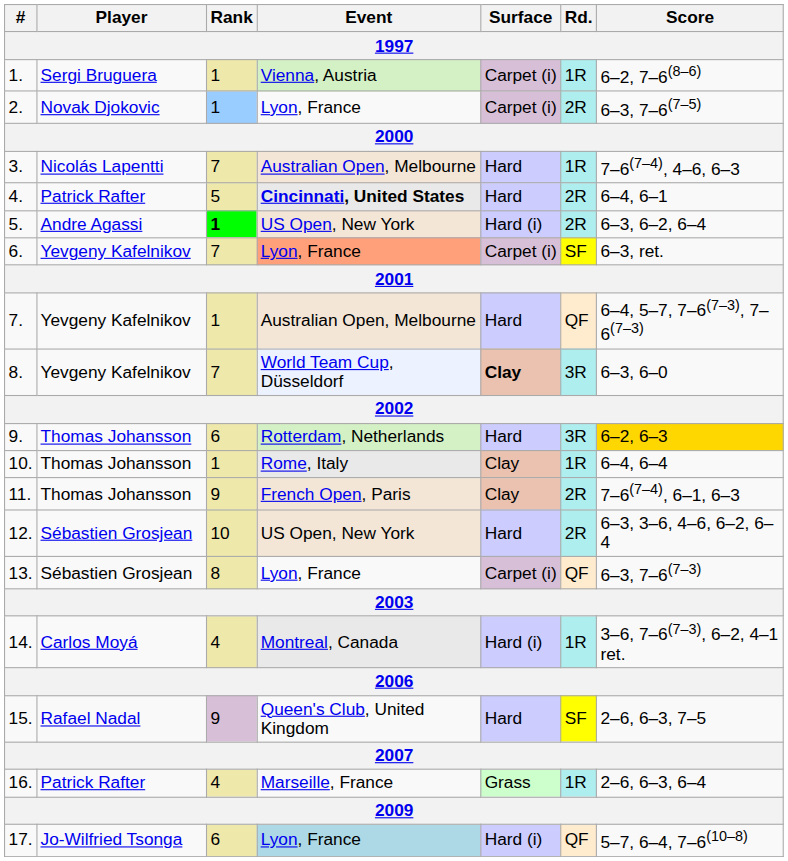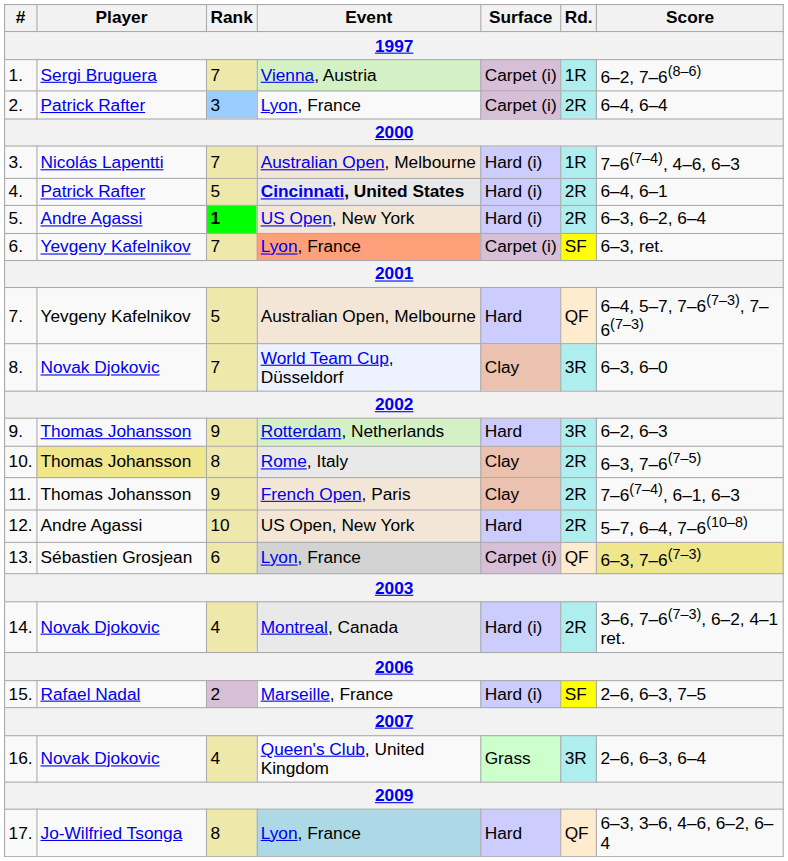(215, 75) 1 -> (215, 75) 7
(100, 107) Novak Djokovic -> (93, 105) Patrick Rafter
(215, 107) 1 -> (215, 105) 3
(651, 107) 6–3, 7–6(7–5) -> (634, 105) 6–4, 6–4
(503, 166) Hard -> (513, 162) Hard (i)
(503, 196) Hard -> (513, 191) Hard (i)
(215, 320) 1 -> (215, 315) 5
(116, 372) Yevgeny Kafelnikov -> (100, 367) Novak Djokovic
(503, 372) bold -> (502, 367) normal
(215, 436) 6 -> (215, 432) 9
(634, 436) gold background -> (634, 432) no background
(116, 464) no background -> (116, 461) khaki background
(215, 464) 1 -> (215, 461) 8
(576, 464) 1R -> (576, 461) 2R
(634, 464) 6–4, 6–4 -> (651, 461) 6–3, 7–6(7–5)
(116, 533) Sébastien Grosjean -> (91, 525) Andre Agassi
(687, 533) 6–3, 3–6, 4–6, 6–2, 6–4 -> (674, 525) 5–7, 6–4, 7–6(10–8)
(215, 572) 8 -> (215, 558) 6
(311, 572) no background -> (311, 558) lightgrey background
(651, 572) no background -> (651, 558) khaki background
(89, 641) Carlos Moyá -> (100, 627) Novak Djokovic
(576, 641) 1R -> (576, 627) 2R
(215, 718) 9 -> (215, 694) 2
(343, 718) Queen's Club, United Kingdom -> (327, 694) Marseille, France
(503, 718) Hard -> (513, 694) Hard (i)
(93, 783) Patrick Rafter -> (100, 758) Novak Djokovic
(327, 783) Marseille, France -> (343, 758) Queen's Club, United Kingdom
(576, 783) 1R -> (576, 758) 3R
(215, 840) 6 -> (215, 832) 8
(513, 840) Hard (i) -> (503, 832) Hard
(674, 840) 5–7, 6–4, 7–6(10–8) -> (687, 832) 6–3, 3–6, 4–6, 6–2, 6–4
